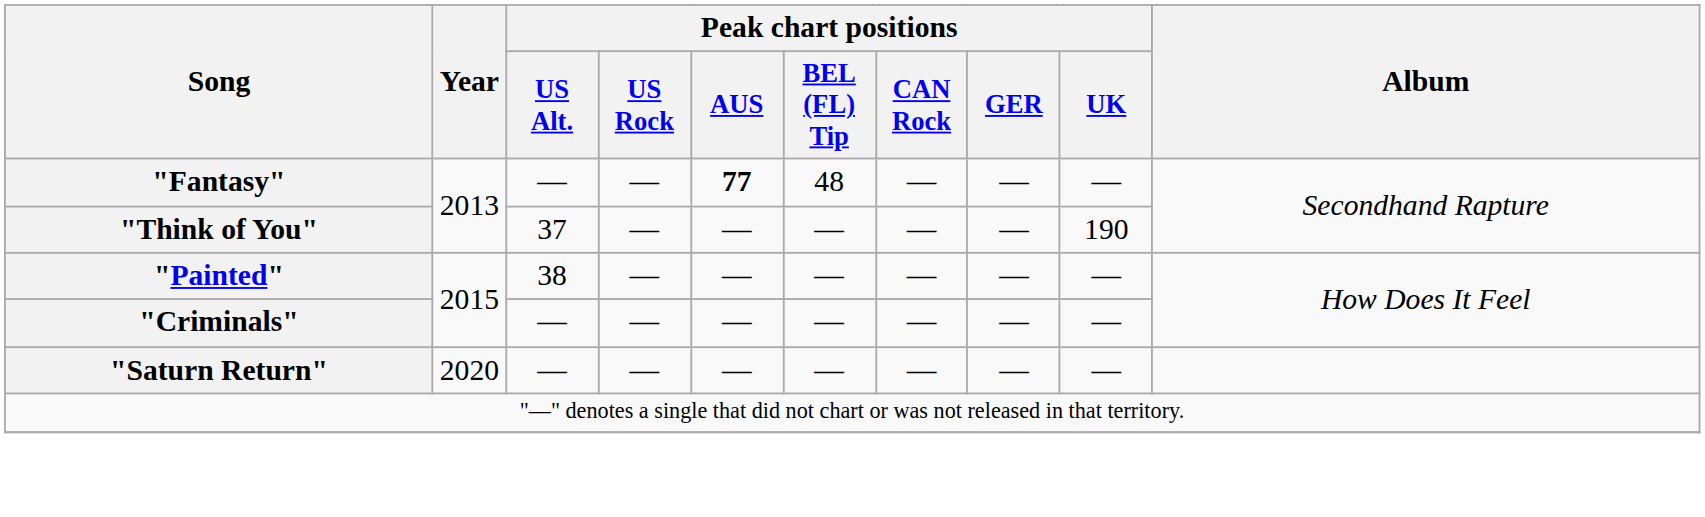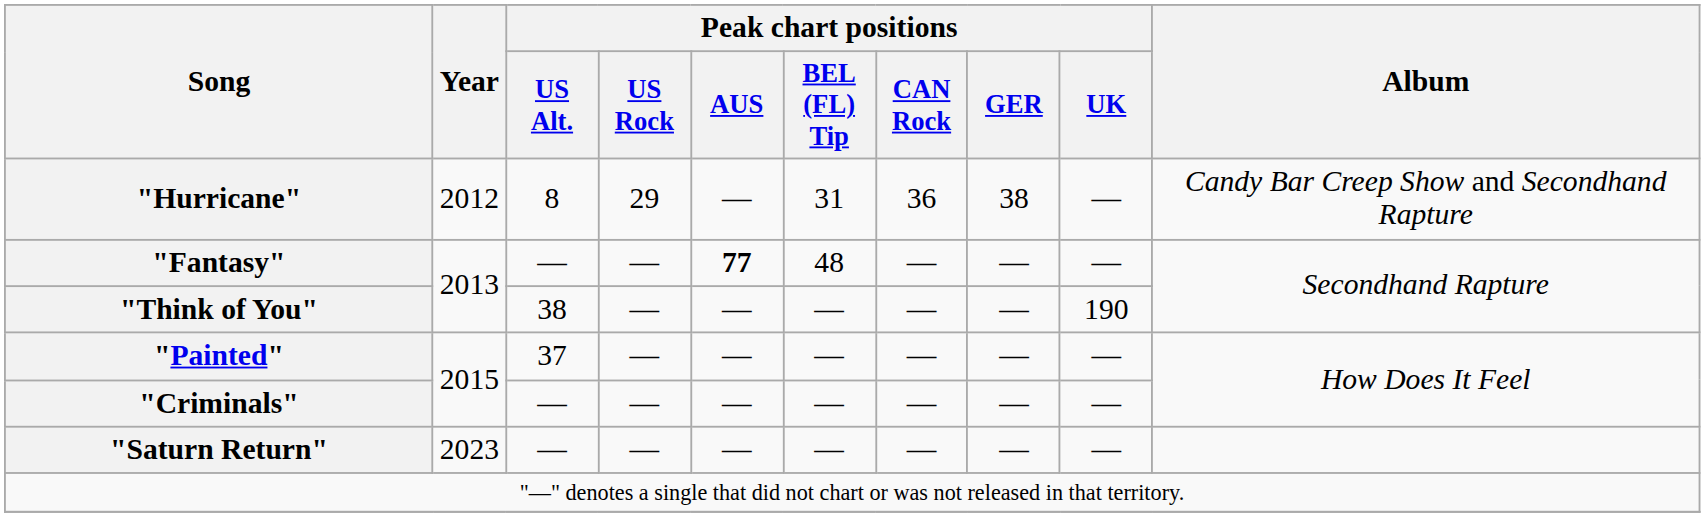+ row: (219, 198)
(552, 228) 37 -> (552, 308) 38
(552, 275) 38 -> (552, 355) 37
(469, 369) 2020 -> (469, 449) 2023
